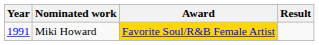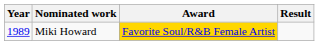(18, 31) 1991 -> (18, 31) 1989
